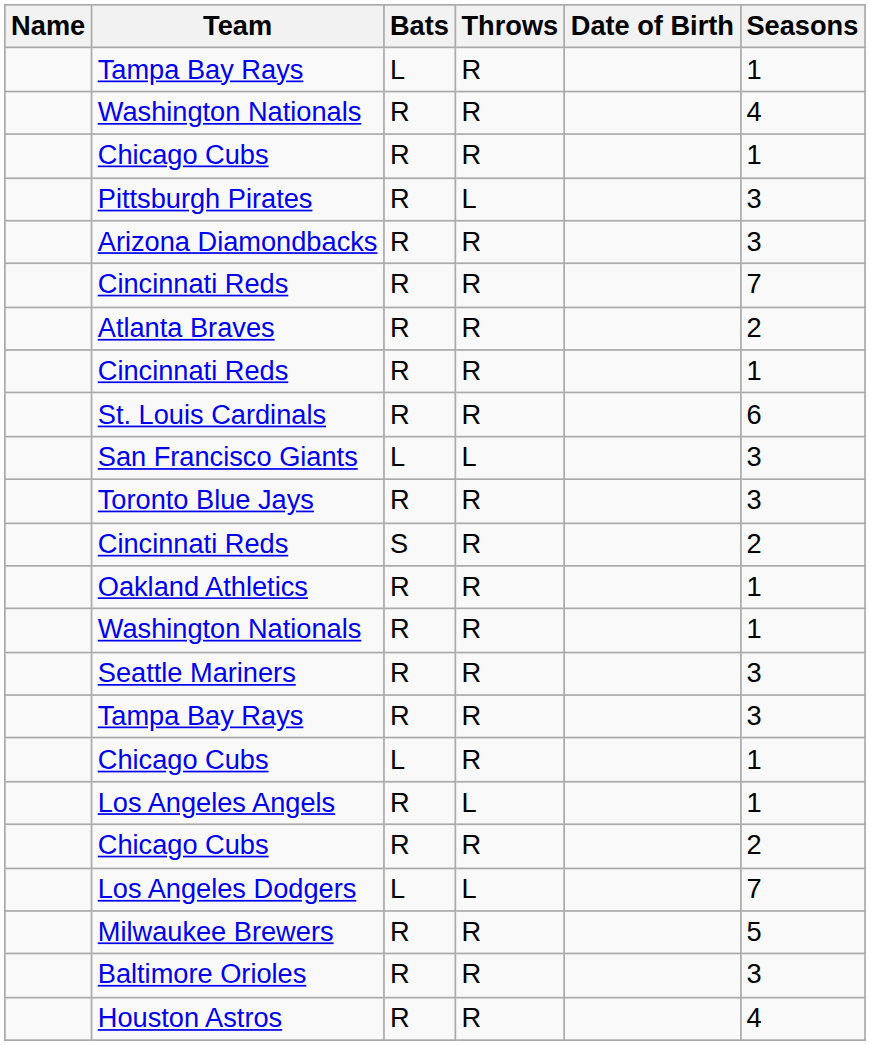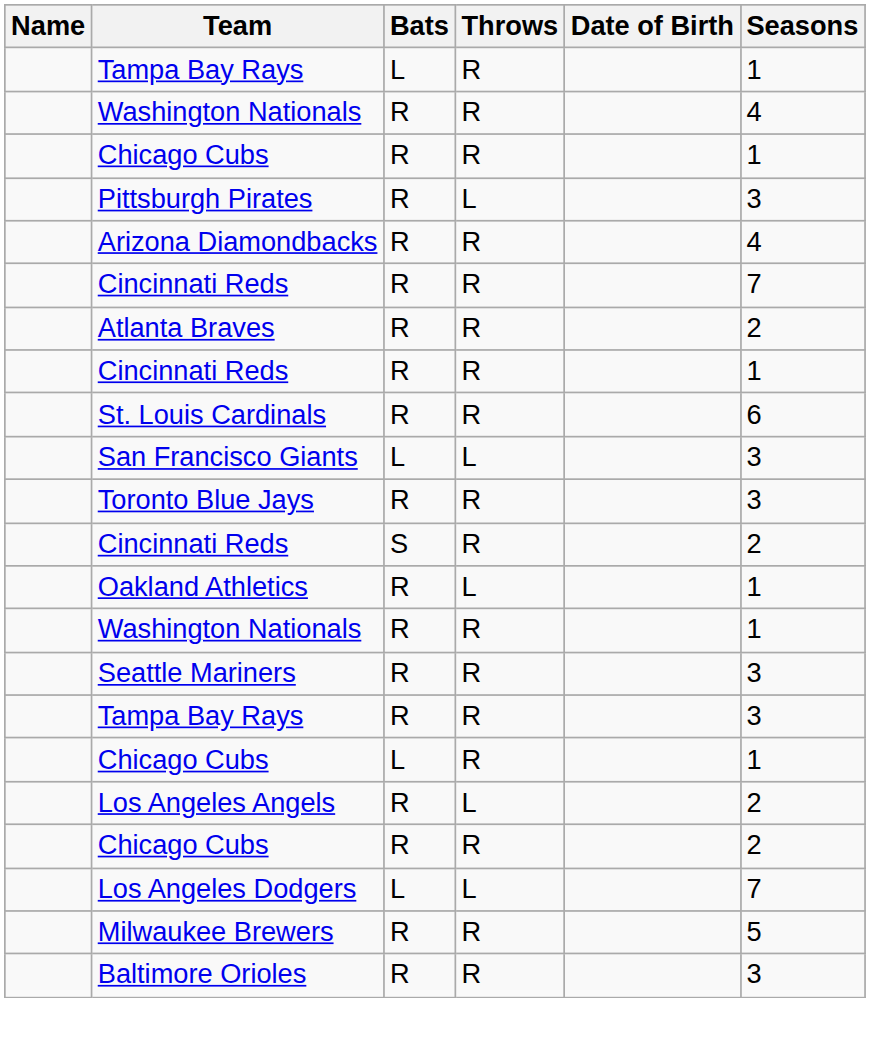(754, 241) 3 -> (754, 241) 4
(471, 586) R -> (469, 586) L
(754, 802) 1 -> (754, 802) 2
- row: (190, 1018)
